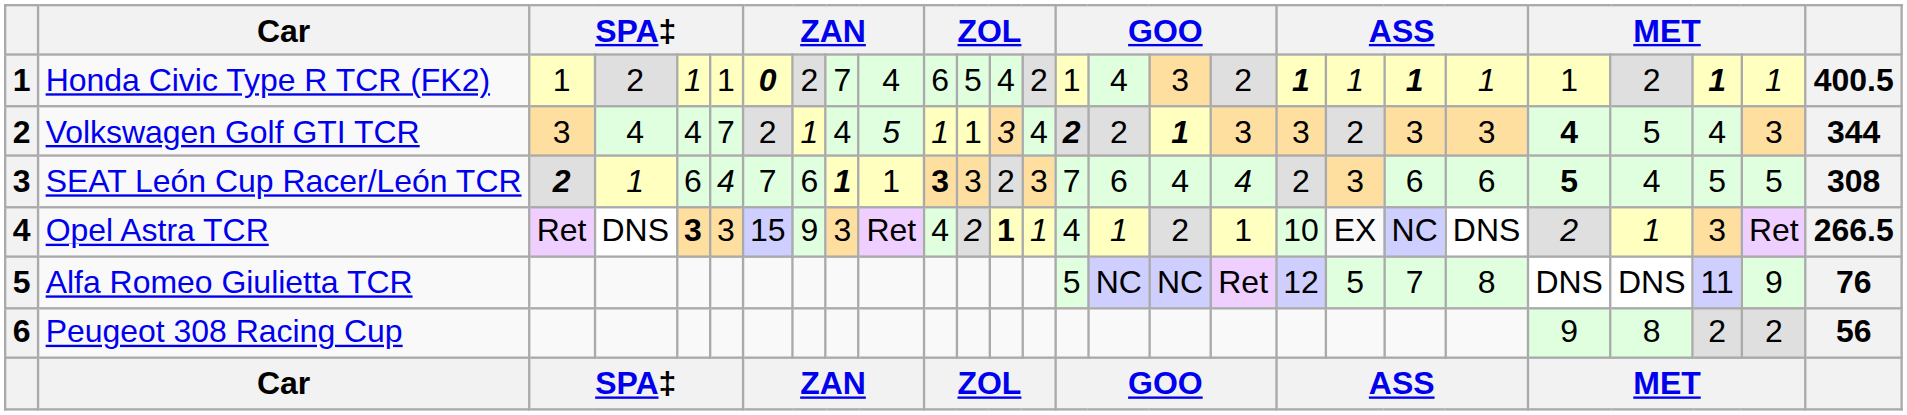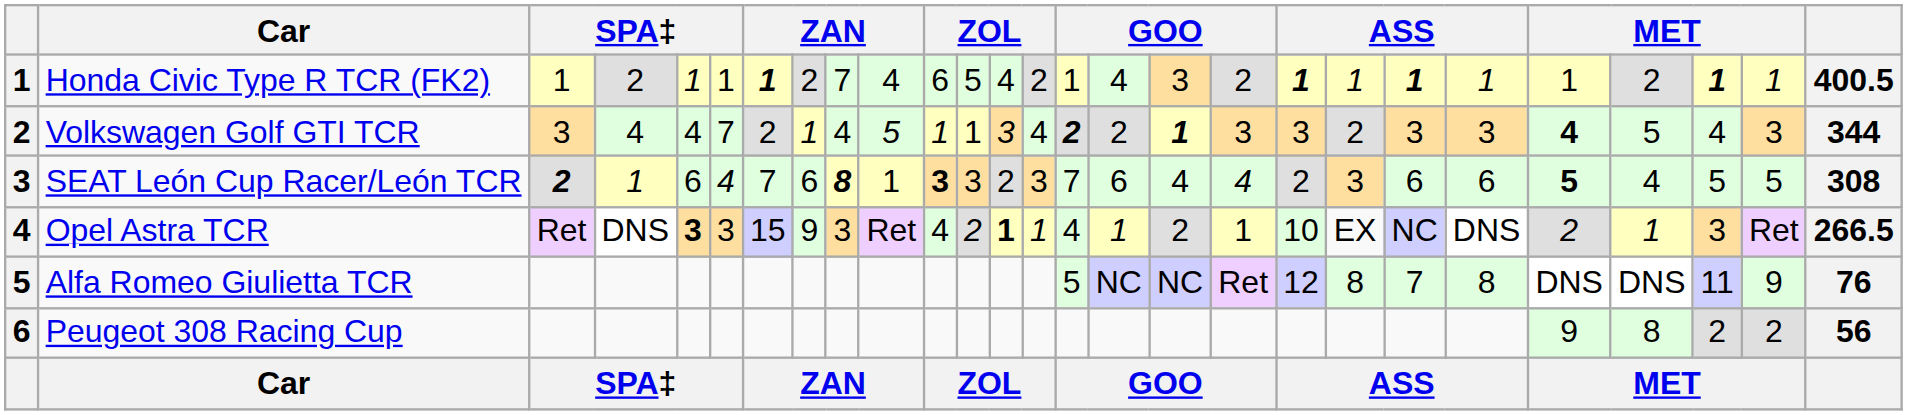(768, 80) 0 -> (768, 80) 1
(842, 181) 1 -> (842, 181) 8
(1355, 282) 5 -> (1355, 282) 8
